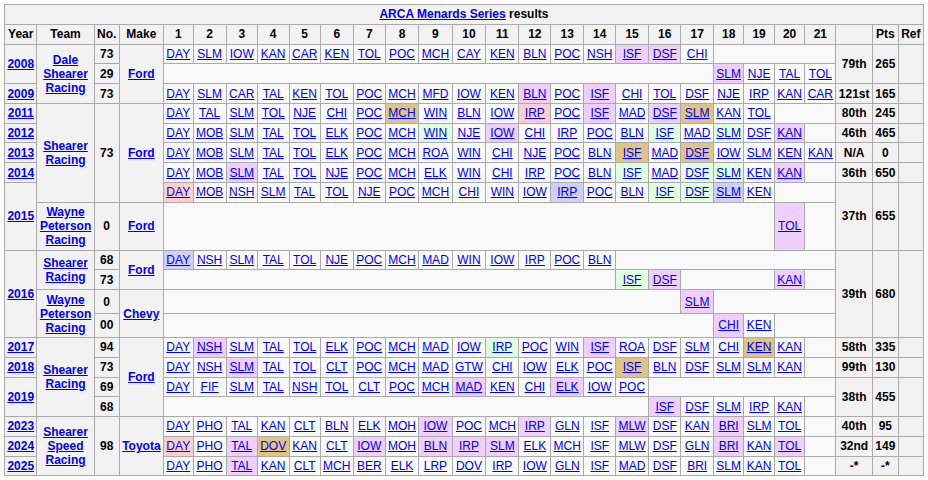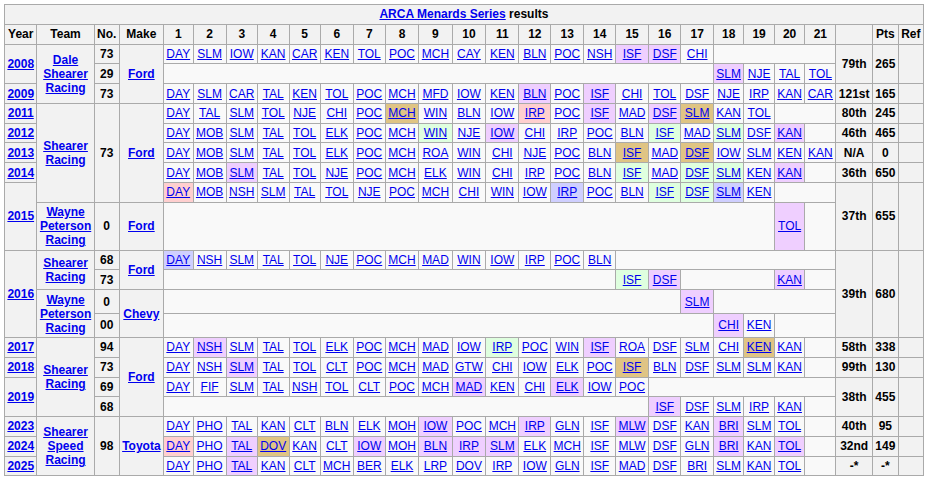(885, 347) 335 -> (885, 347) 338
